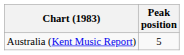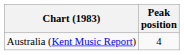(159, 41) 5 -> (159, 41) 4
